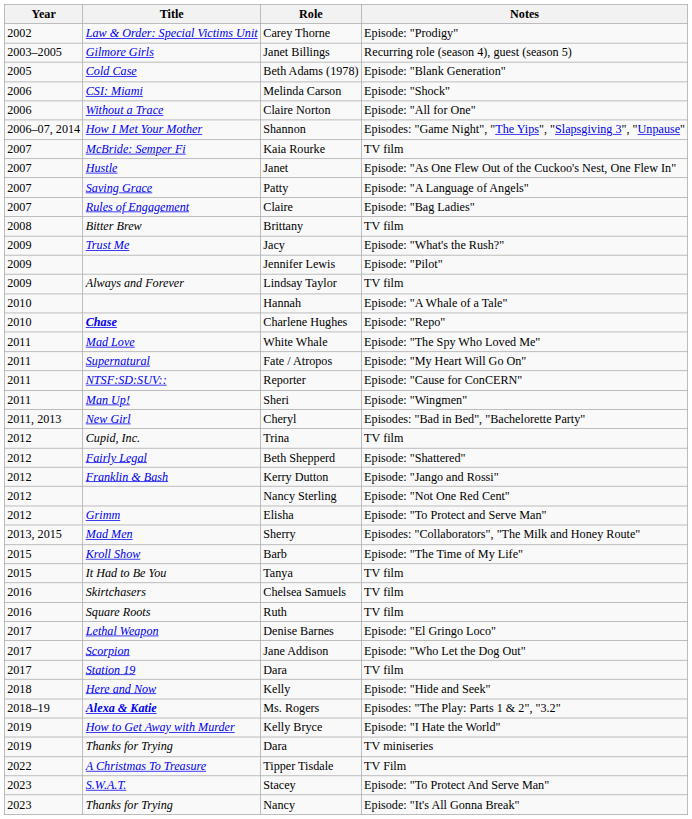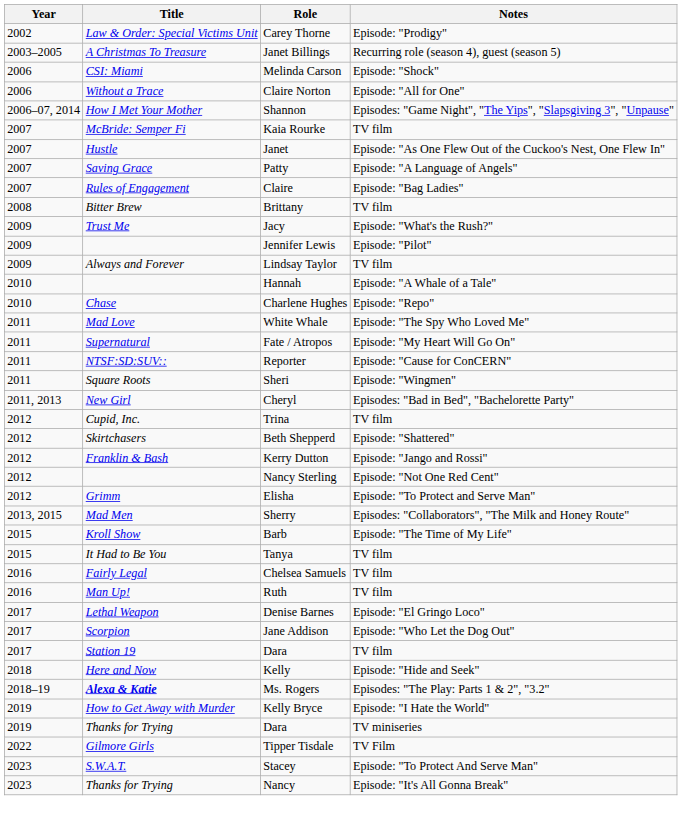(120, 52) Gilmore Girls -> (146, 52) A Christmas To Treasure
- row: (311, 71)
(101, 322) bold -> (101, 303) normal
(108, 399) Man Up! -> (118, 380) Square Roots
(116, 457) Fairly Legal -> (116, 438) Skirtchasers
(116, 592) Skirtchasers -> (116, 573) Fairly Legal
(118, 611) Square Roots -> (108, 592) Man Up!
(146, 766) A Christmas To Treasure -> (120, 746) Gilmore Girls
